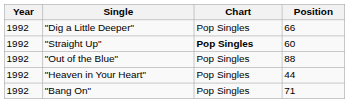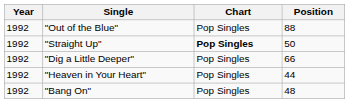rows swapped: (89, 28) <-> (81, 59)
(290, 43) 60 -> (290, 43) 50
(290, 91) 71 -> (290, 91) 48
